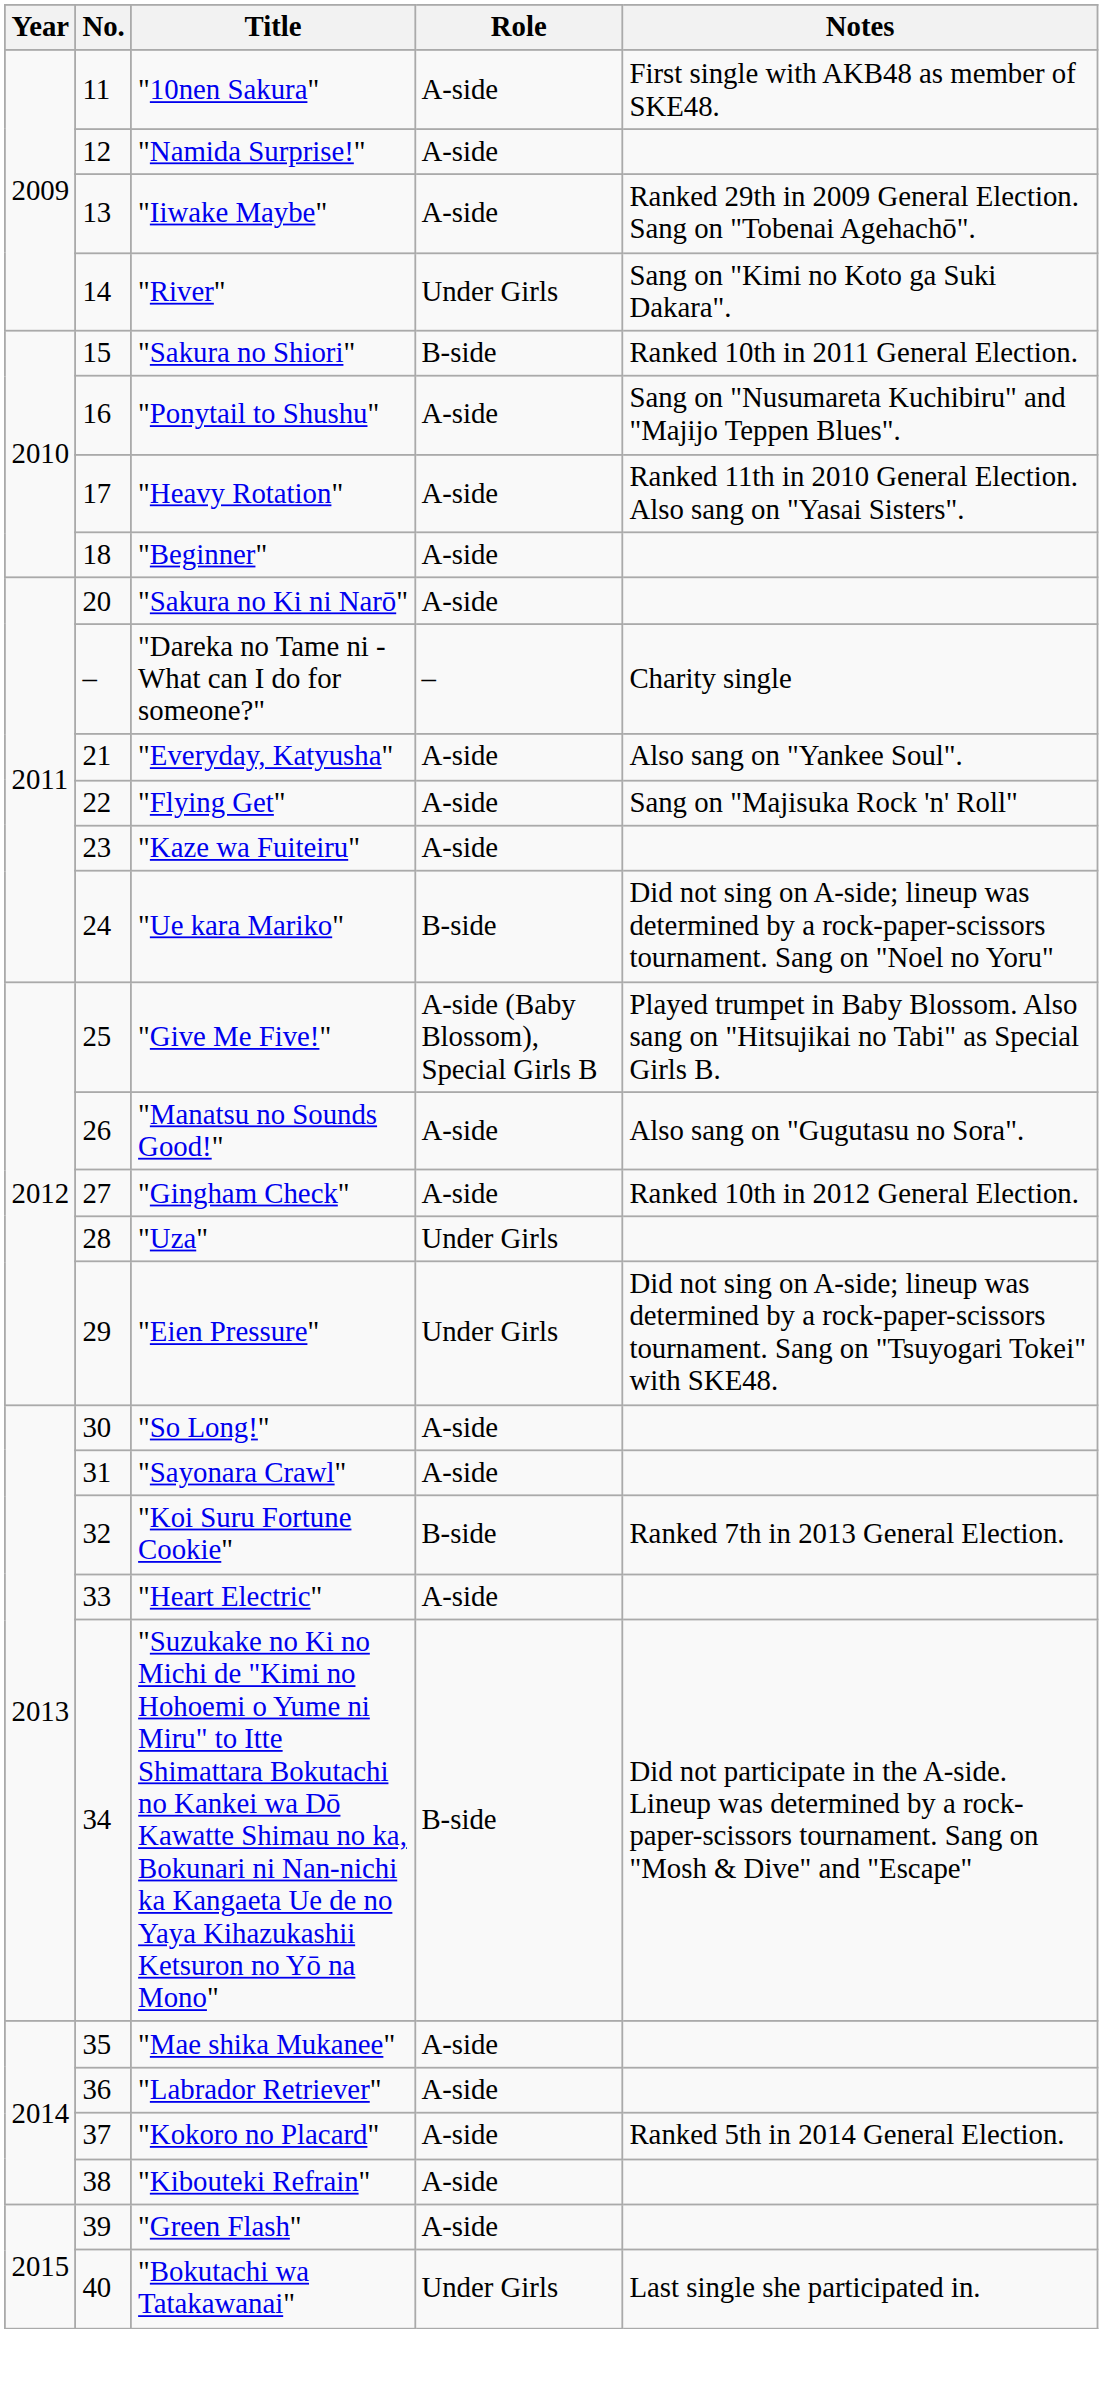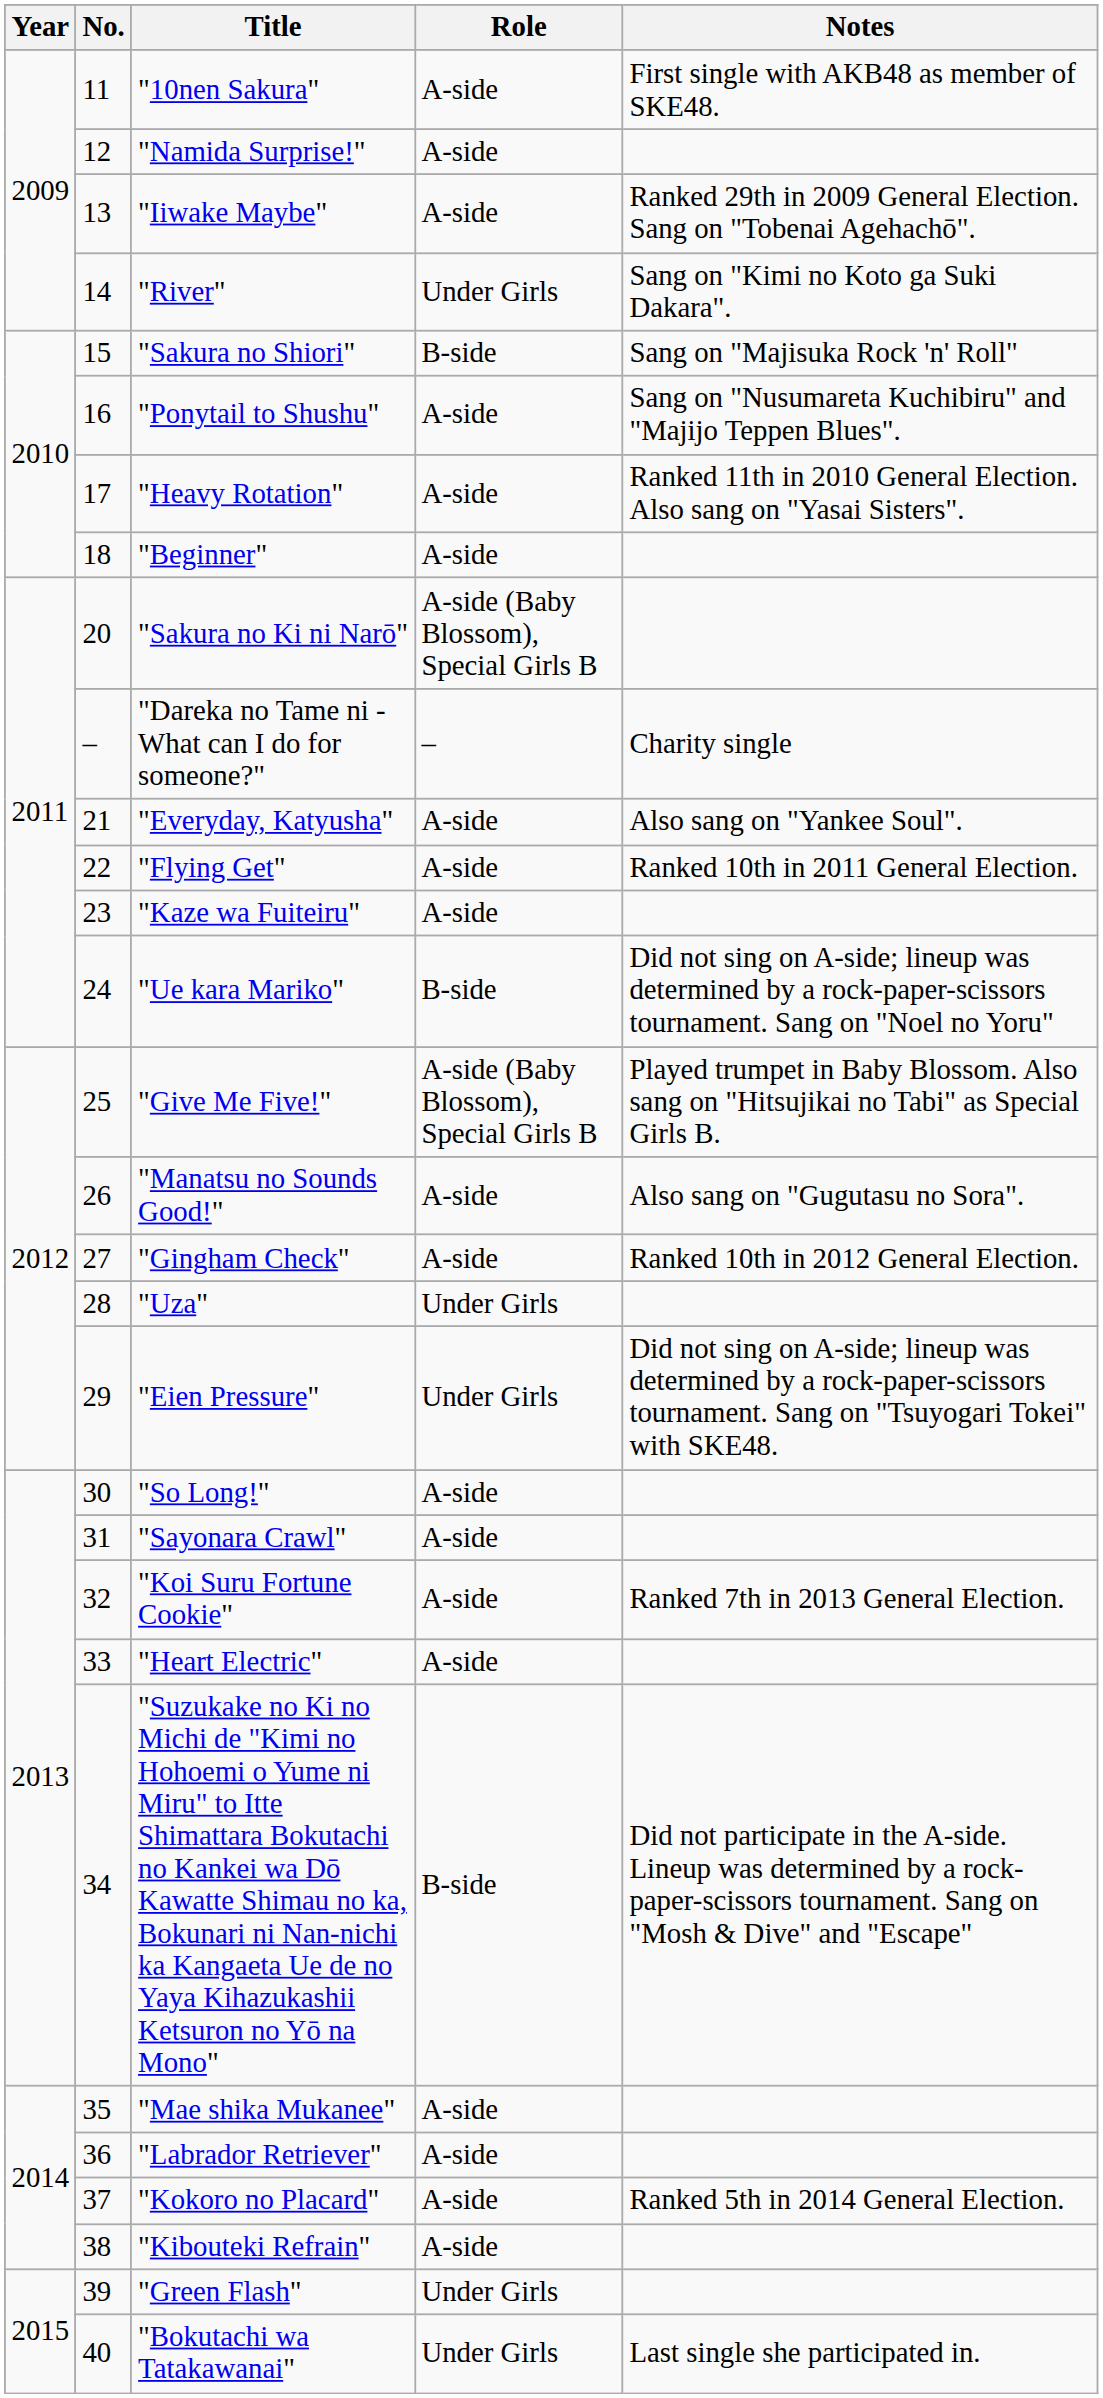(854, 352) Ranked 10th in 2011 General Election. -> (824, 352) Sang on "Majisuka Rock 'n' Roll"
(460, 600) A-side -> (509, 632) A-side (Baby Blossom), Special Girls B
(824, 802) Sang on "Majisuka Rock 'n' Roll" -> (854, 867) Ranked 10th in 2011 General Election.
(459, 1534) B-side -> (460, 1599) A-side
(460, 2226) A-side -> (490, 2291) Under Girls
